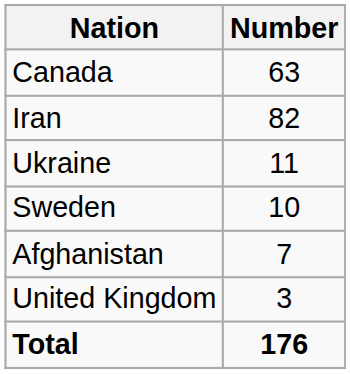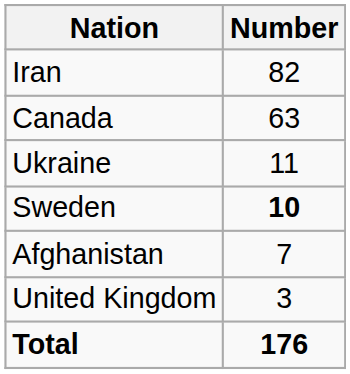rows swapped: (37, 118) <-> (63, 73)
(284, 209) normal -> (284, 209) bold
